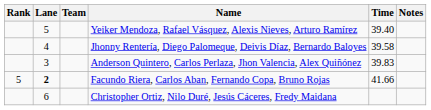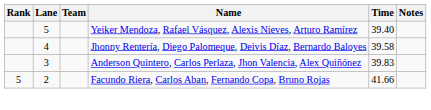(46, 80) bold -> (46, 80) normal
- row: (214, 97)
